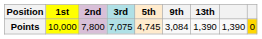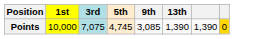- column: (93, 11)
(177, 26) 3,084 -> (149, 26) 3,085
